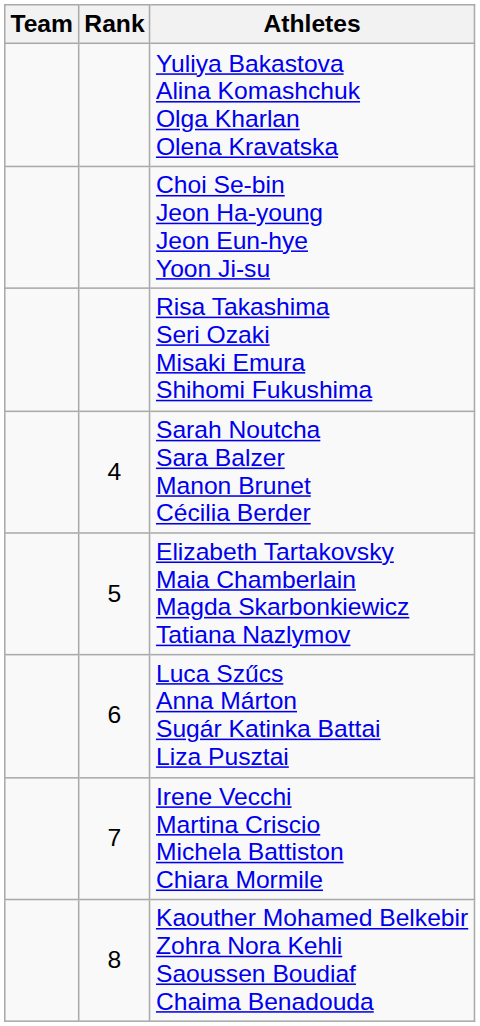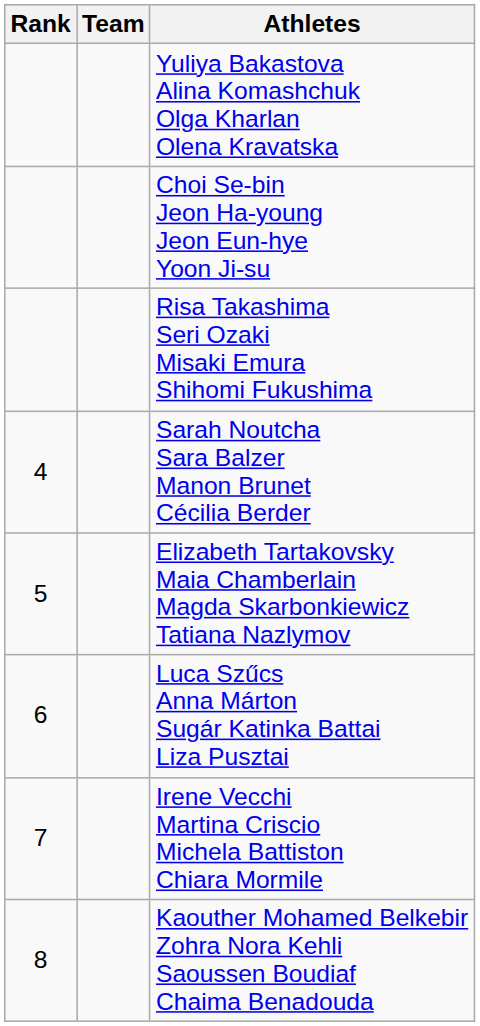columns swapped: (114, 24) <-> (42, 24)
